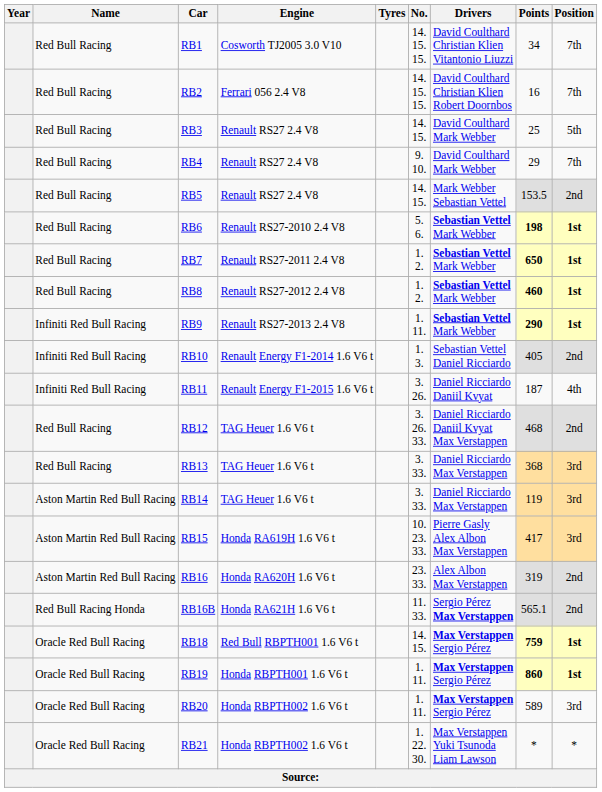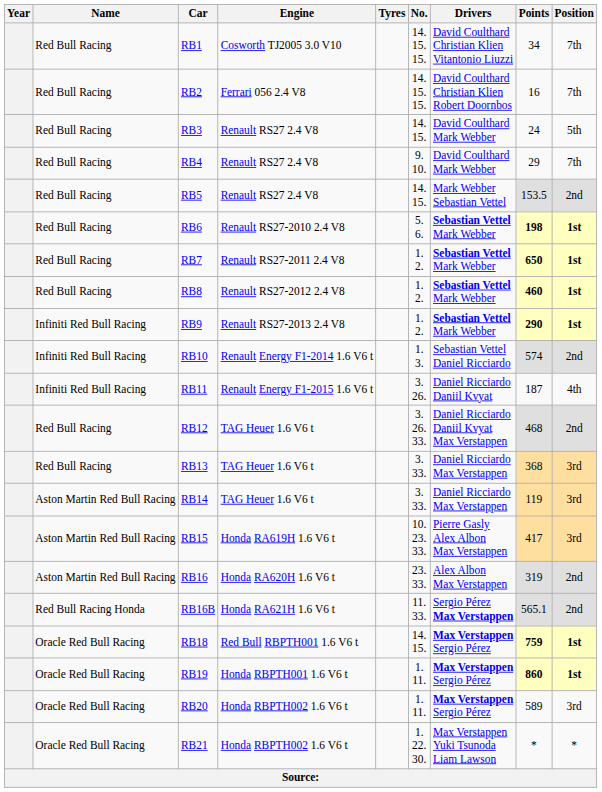(534, 130) 25 -> (534, 130) 24
(419, 324) 1. 11. -> (419, 324) 1. 2.
(534, 356) 405 -> (534, 356) 574
